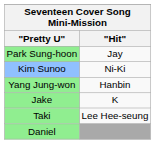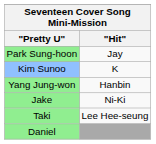(115, 69) Ni-Ki -> (115, 69) K
(115, 100) K -> (115, 100) Ni-Ki
